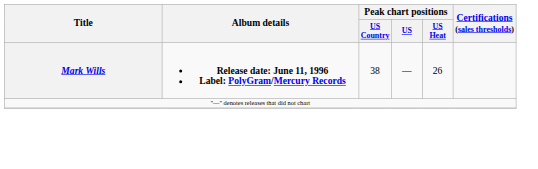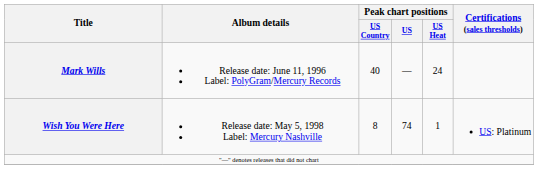(261, 76) bold -> (261, 76) normal
(375, 70) 38 -> (375, 70) 40
(438, 70) 26 -> (438, 70) 24
+ row: (83, 126)
